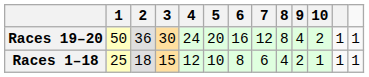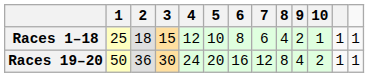rows swapped: (56, 61) <-> (56, 39)
